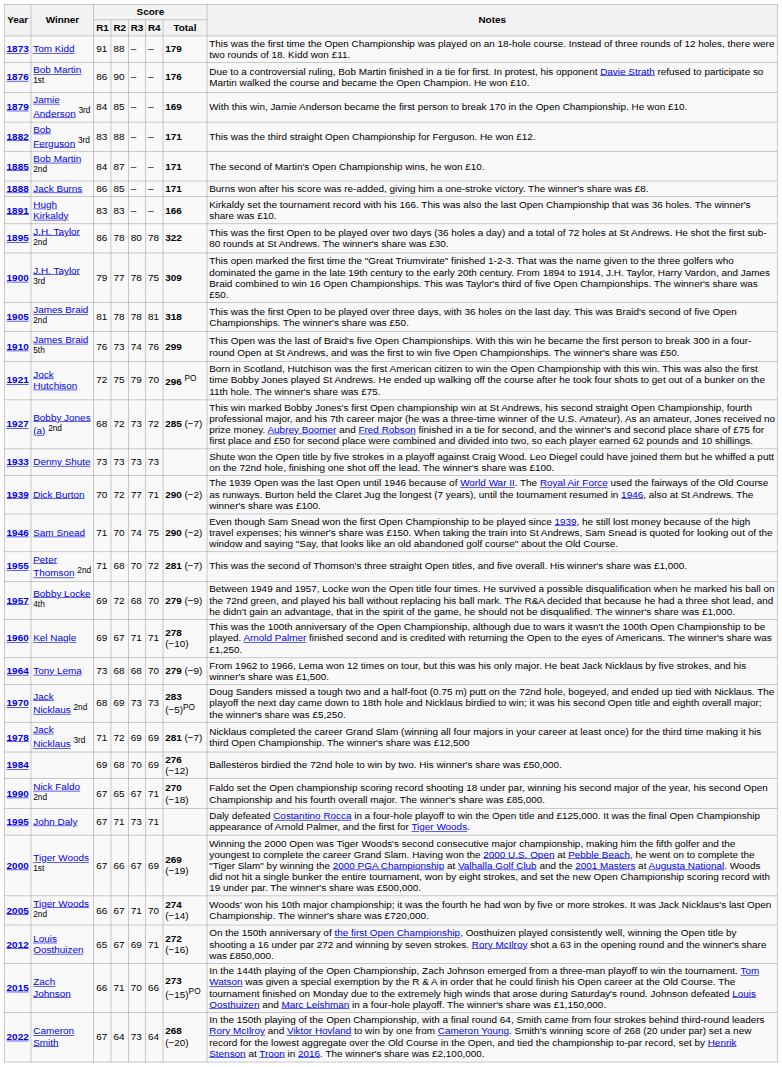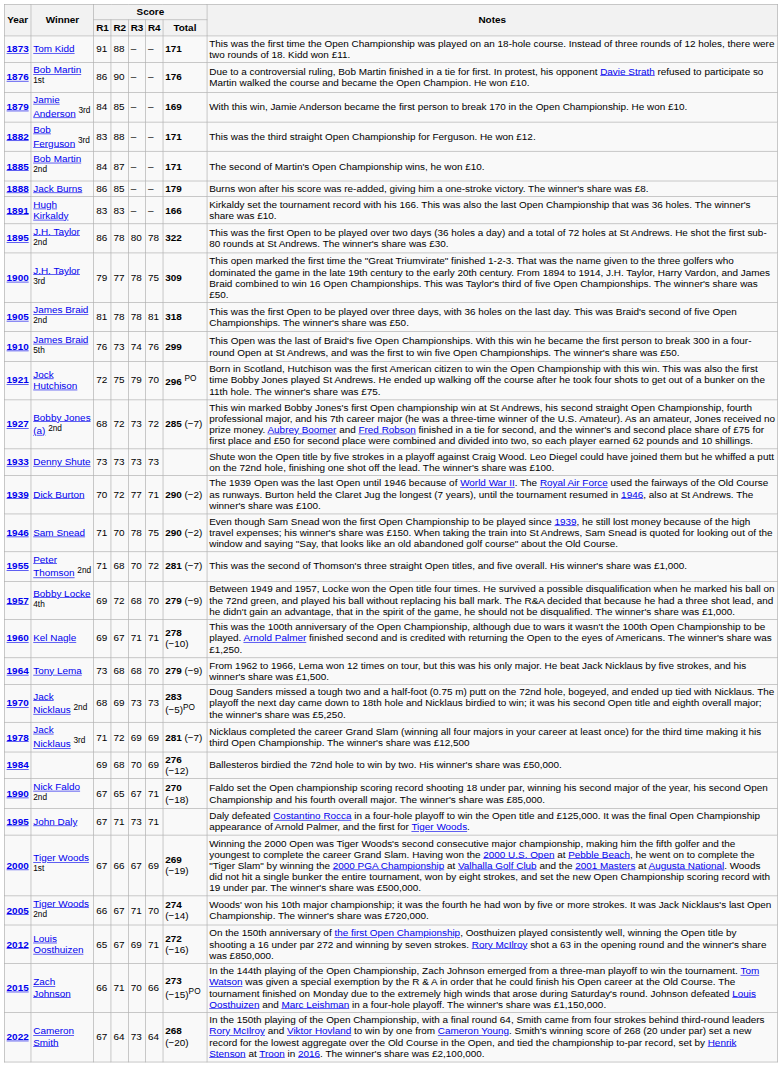(173, 49) 179 -> (173, 49) 171
(173, 189) 171 -> (173, 189) 179
(136, 532) 74 -> (136, 532) 78
